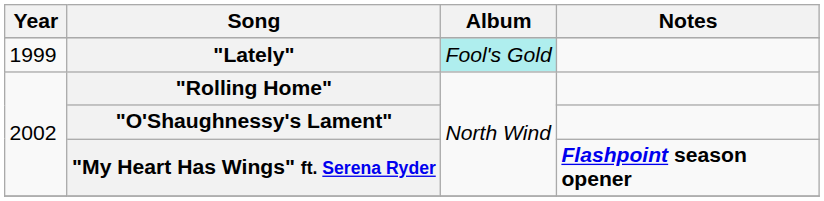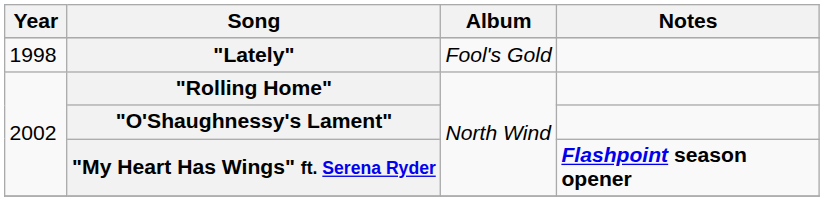(33, 54) 1999 -> (33, 54) 1998
(499, 54) paleturquoise background -> (499, 54) no background
